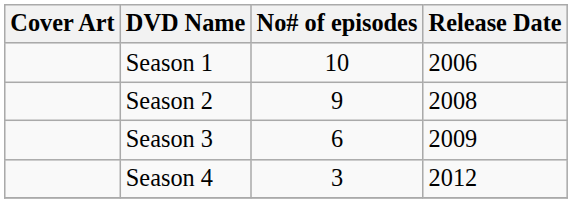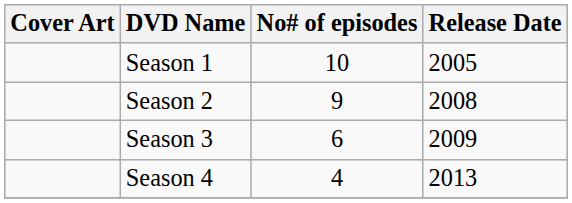(453, 62) 2006 -> (453, 62) 2005
(337, 178) 3 -> (337, 178) 4
(453, 178) 2012 -> (453, 178) 2013
